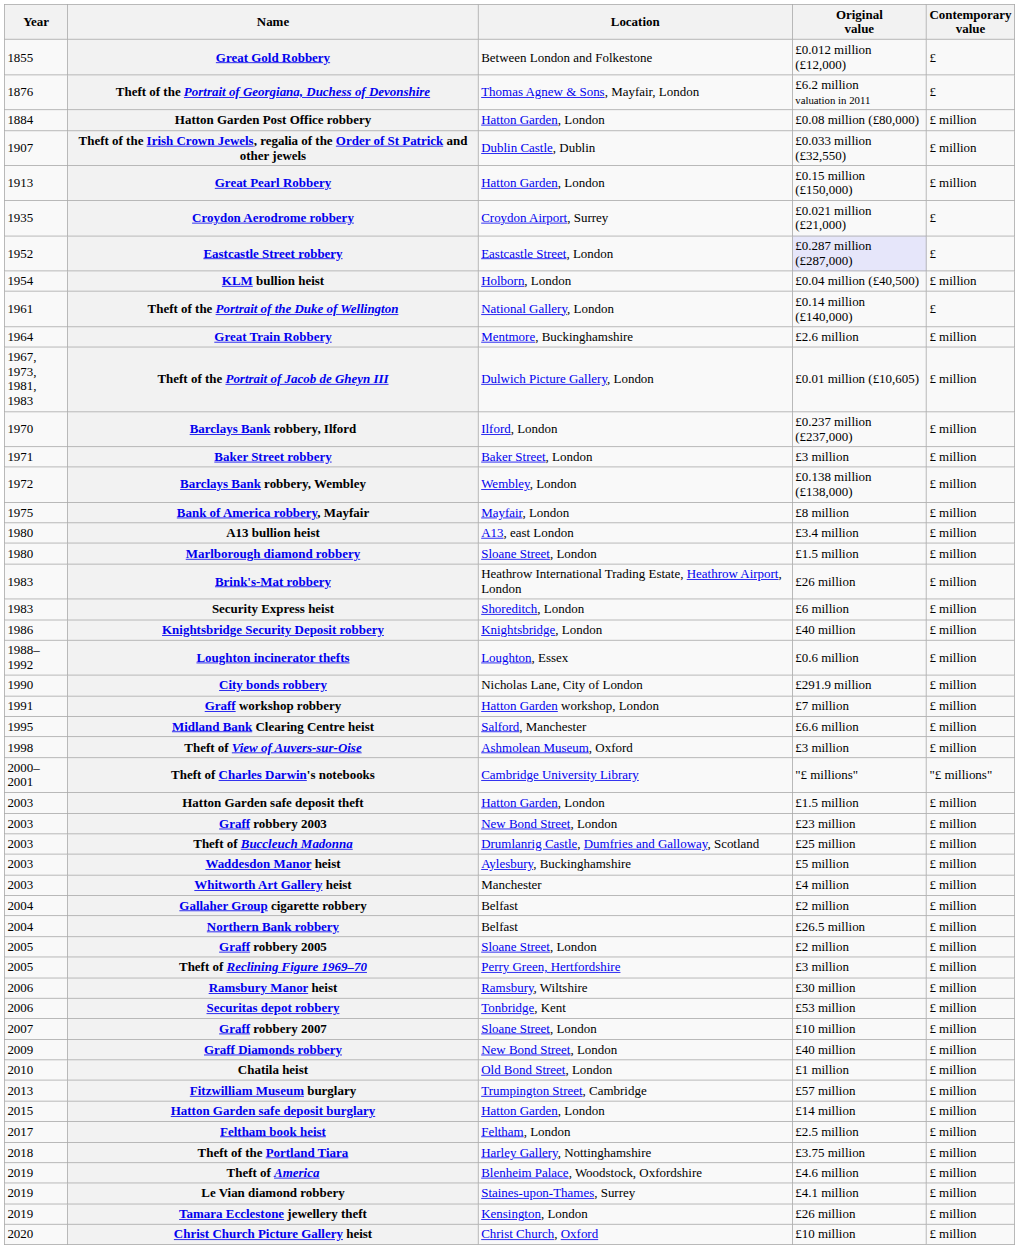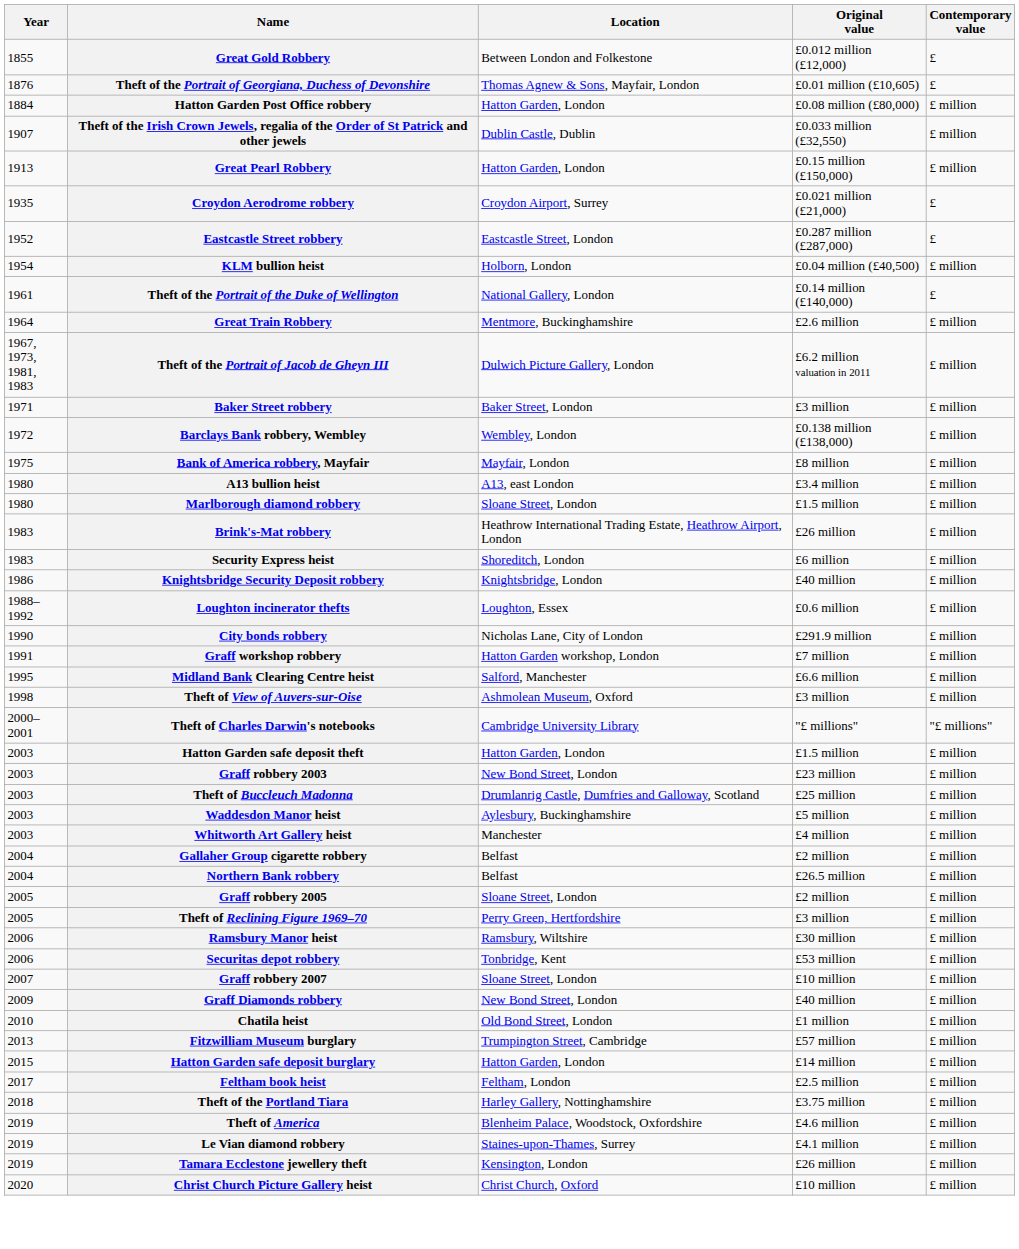(833, 92) £6.2 million valuation in 2011 -> (857, 85) £0.01 million (£10,605)
(833, 253) lavender background -> (833, 238) no background
(857, 379) £0.01 million (£10,605) -> (833, 364) £6.2 million valuation in 2011
- row: (273, 429)
